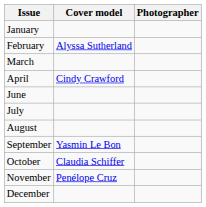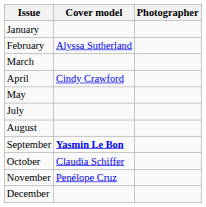+ row: (16, 95)
- row: (16, 95)
(88, 144) normal -> (90, 144) bold
